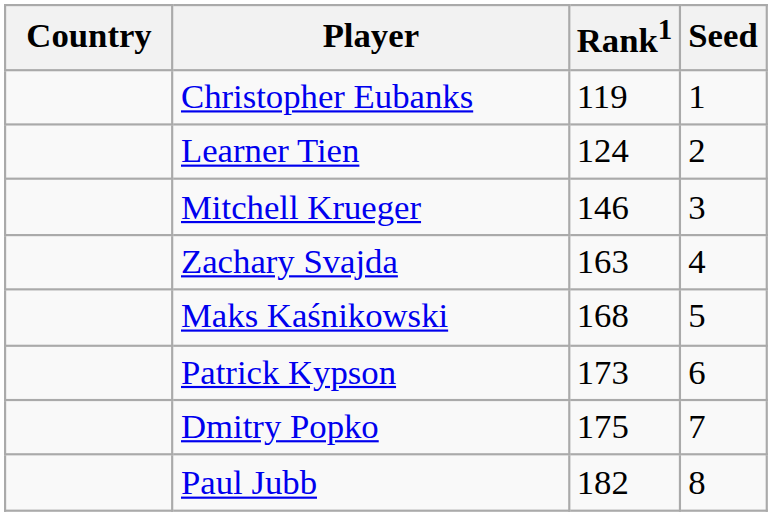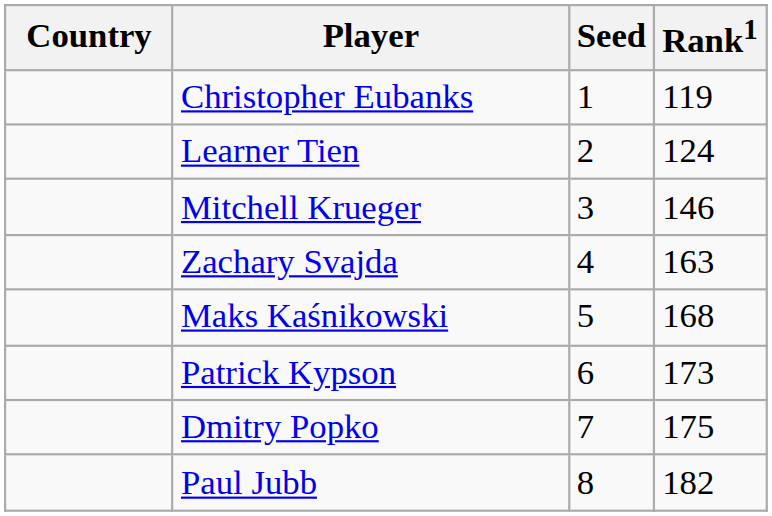columns swapped: (625, 36) <-> (723, 36)
